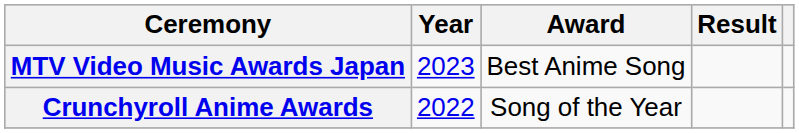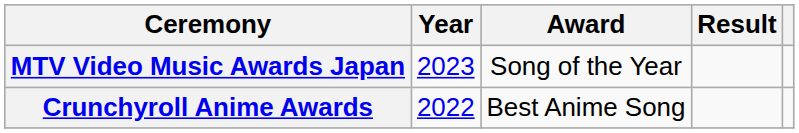(586, 66) Best Anime Song -> (586, 66) Song of the Year
(586, 107) Song of the Year -> (586, 107) Best Anime Song
